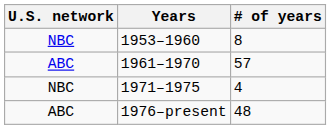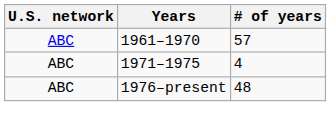- row: (161, 40)
(61, 88) NBC -> (61, 64) ABC
